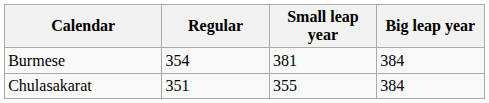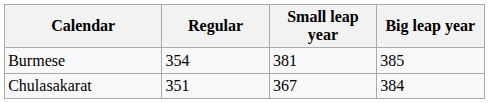(392, 60) 384 -> (392, 60) 385
(285, 85) 355 -> (285, 85) 367
